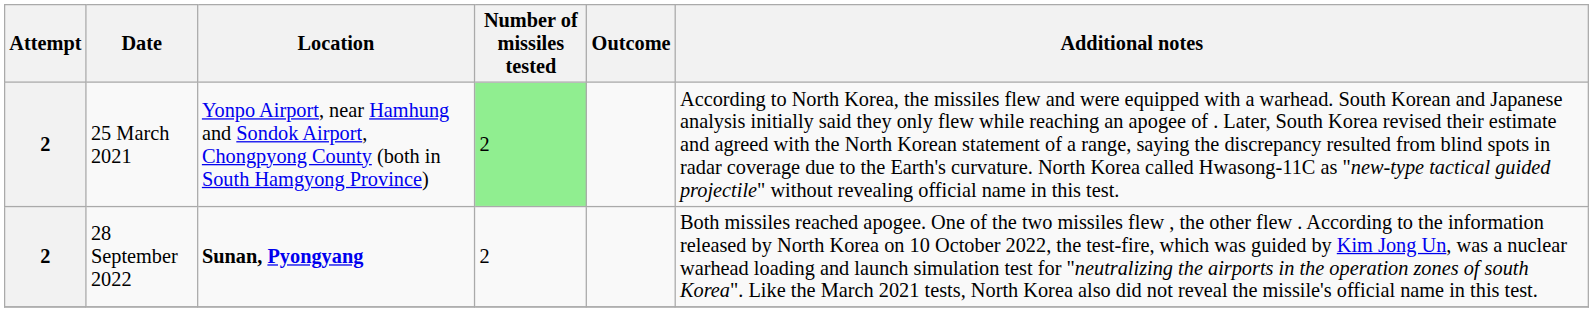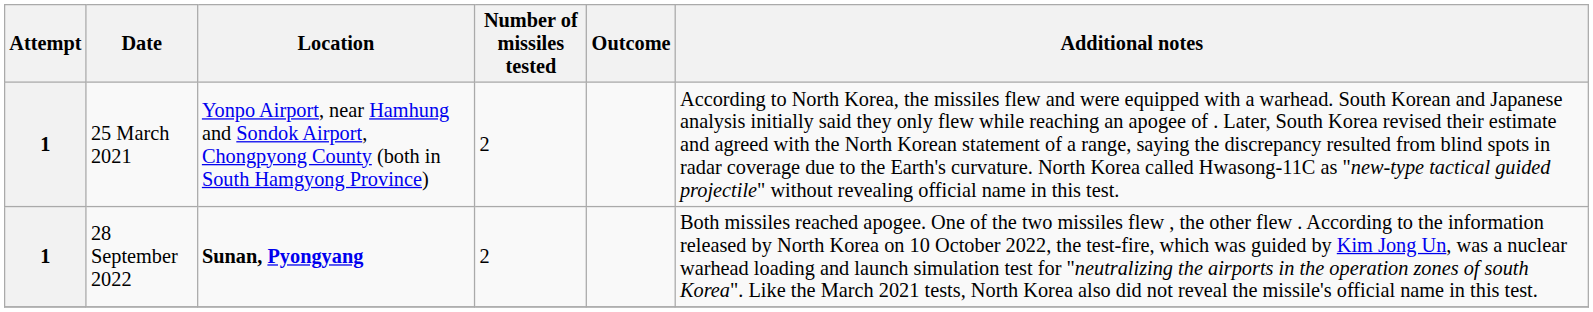(45, 144) 2 -> (45, 144) 1
(484, 144) lightgreen background -> (484, 144) no background
(45, 256) 2 -> (45, 256) 1
